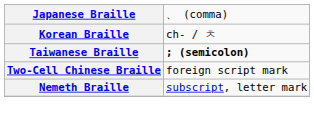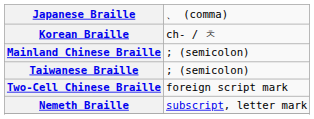+ row: (84, 53)
(208, 53) bold -> (208, 70) normal
